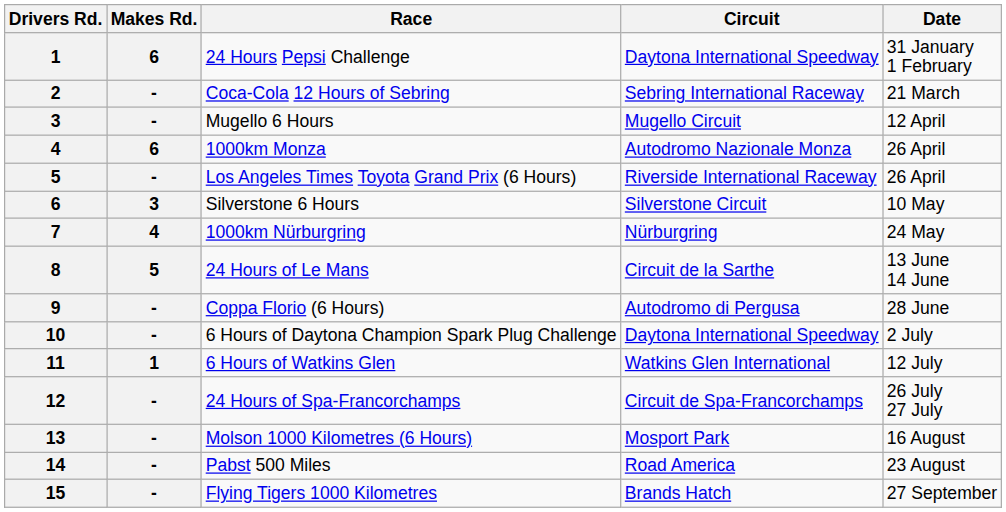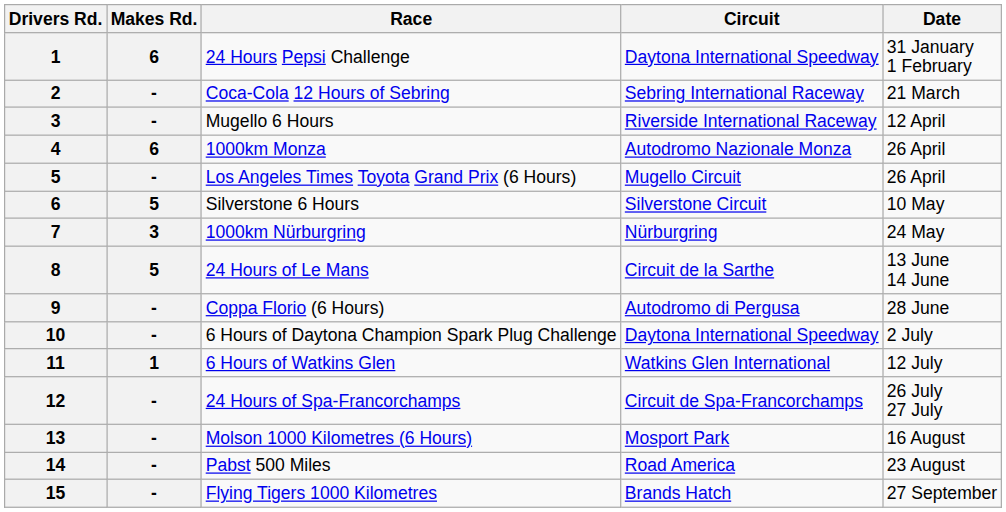(683, 122) Mugello Circuit -> (751, 122) Riverside International Raceway
(751, 177) Riverside International Raceway -> (683, 177) Mugello Circuit
(154, 205) 3 -> (154, 205) 5
(154, 233) 4 -> (154, 233) 3
